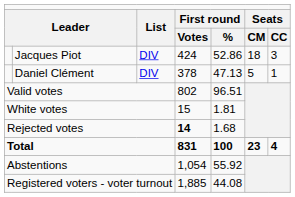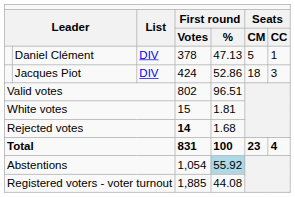rows swapped: (48, 55) <-> (54, 73)
(228, 165) no background -> (228, 165) lightblue background
